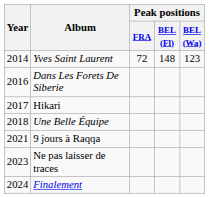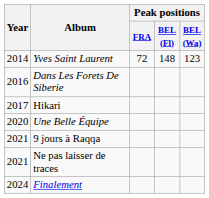(18, 122) 2018 -> (18, 122) 2020
(18, 162) 2023 -> (18, 162) 2021
